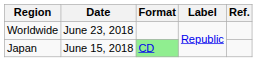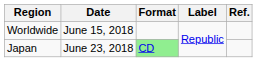(98, 30) June 23, 2018 -> (98, 30) June 15, 2018
(98, 48) June 15, 2018 -> (98, 48) June 23, 2018
